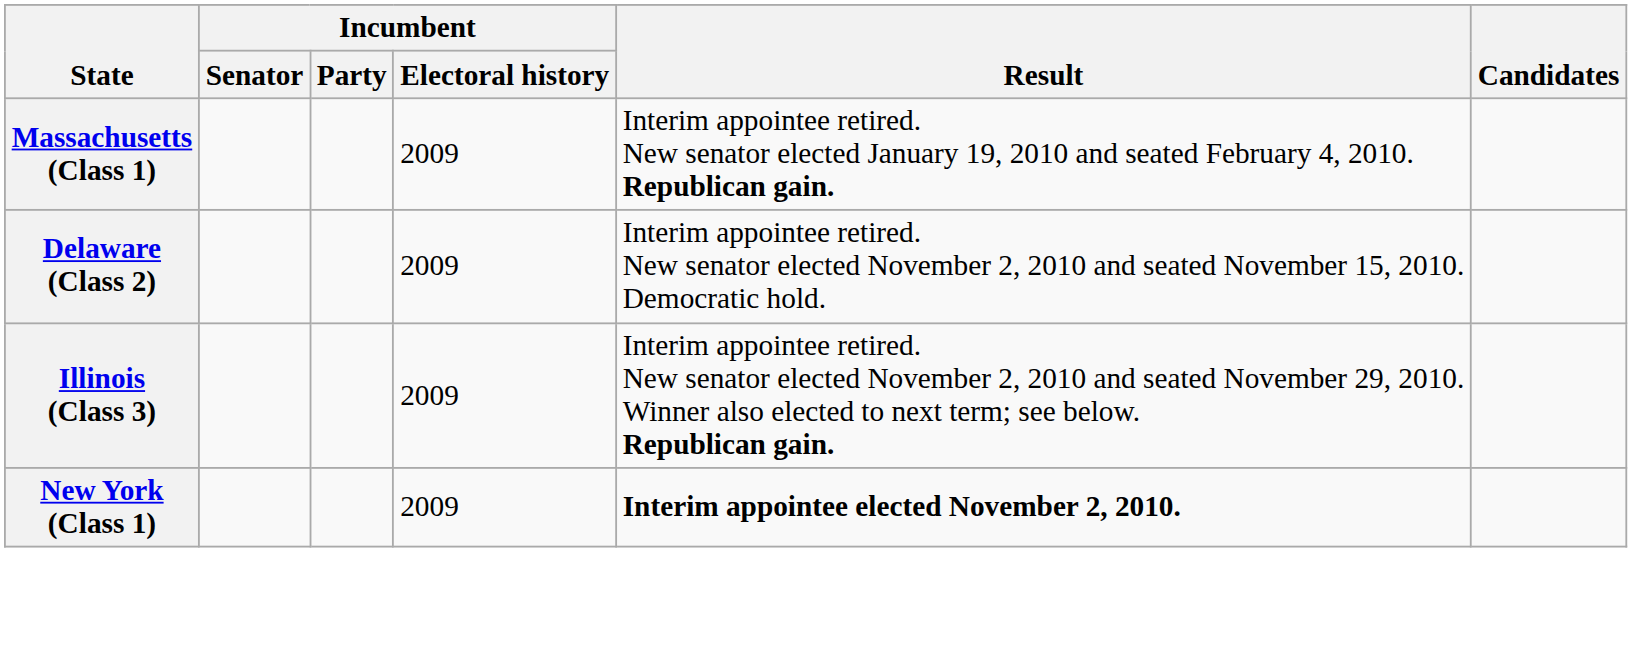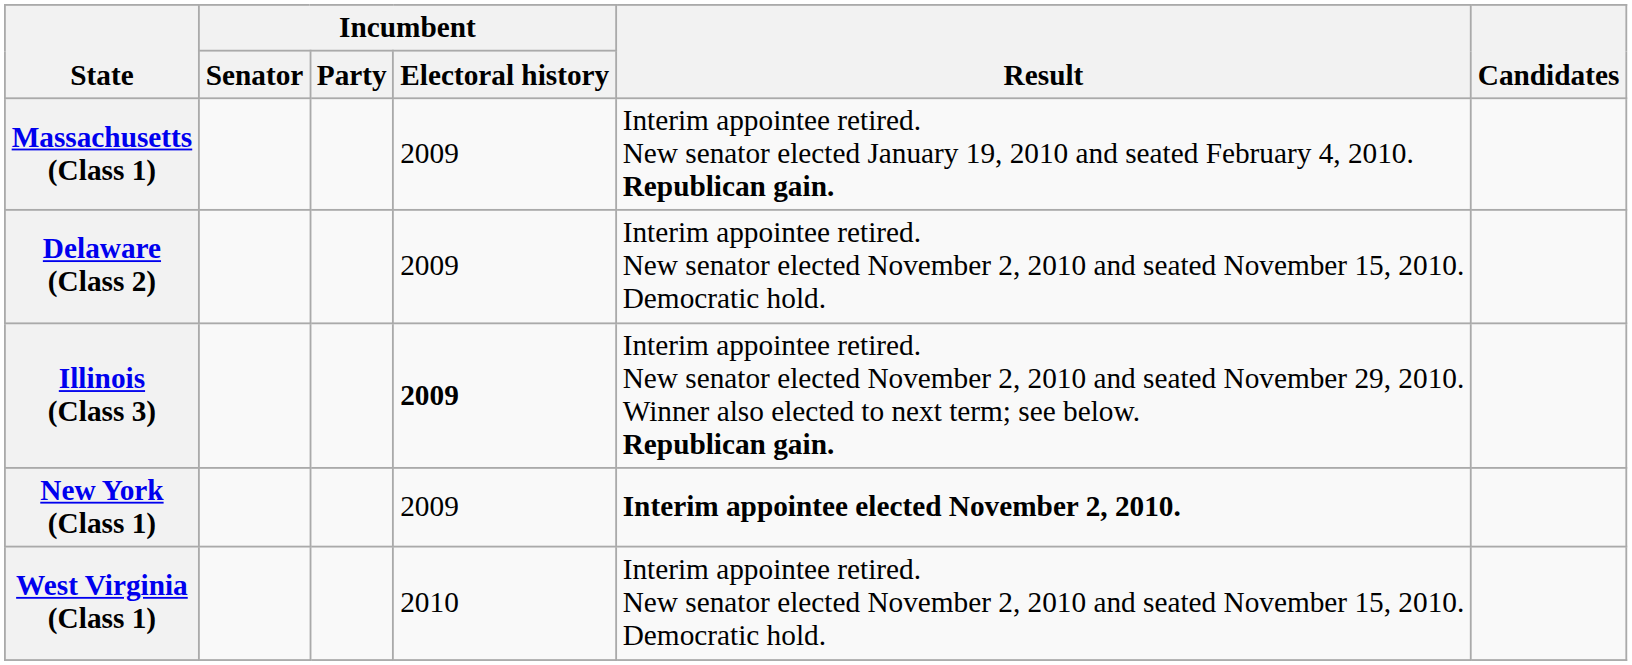(430, 394) normal -> (430, 394) bold
+ row: (102, 602)
